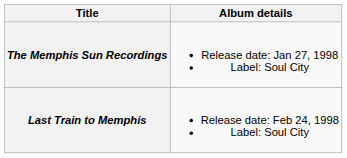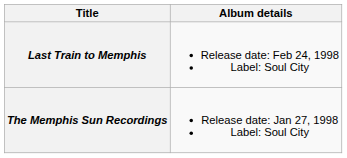rows swapped: (87, 54) <-> (87, 120)
